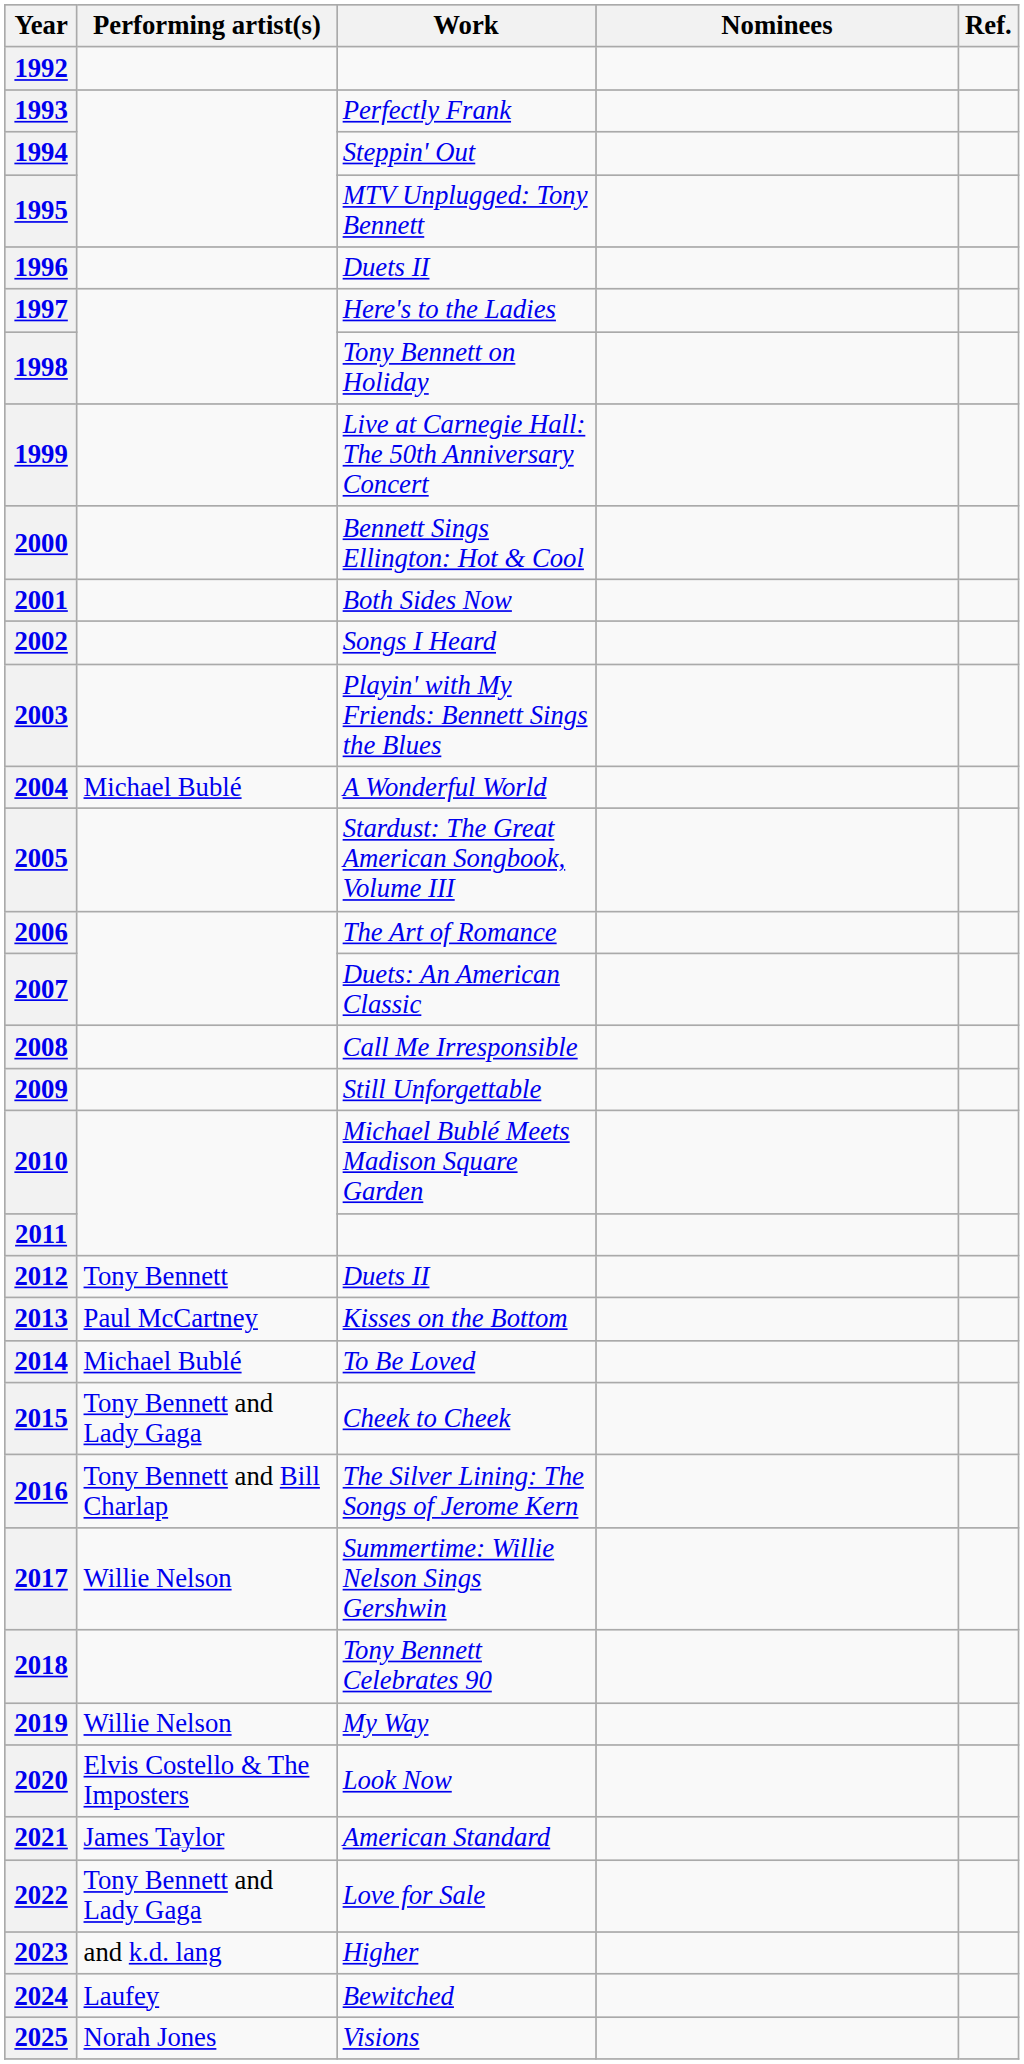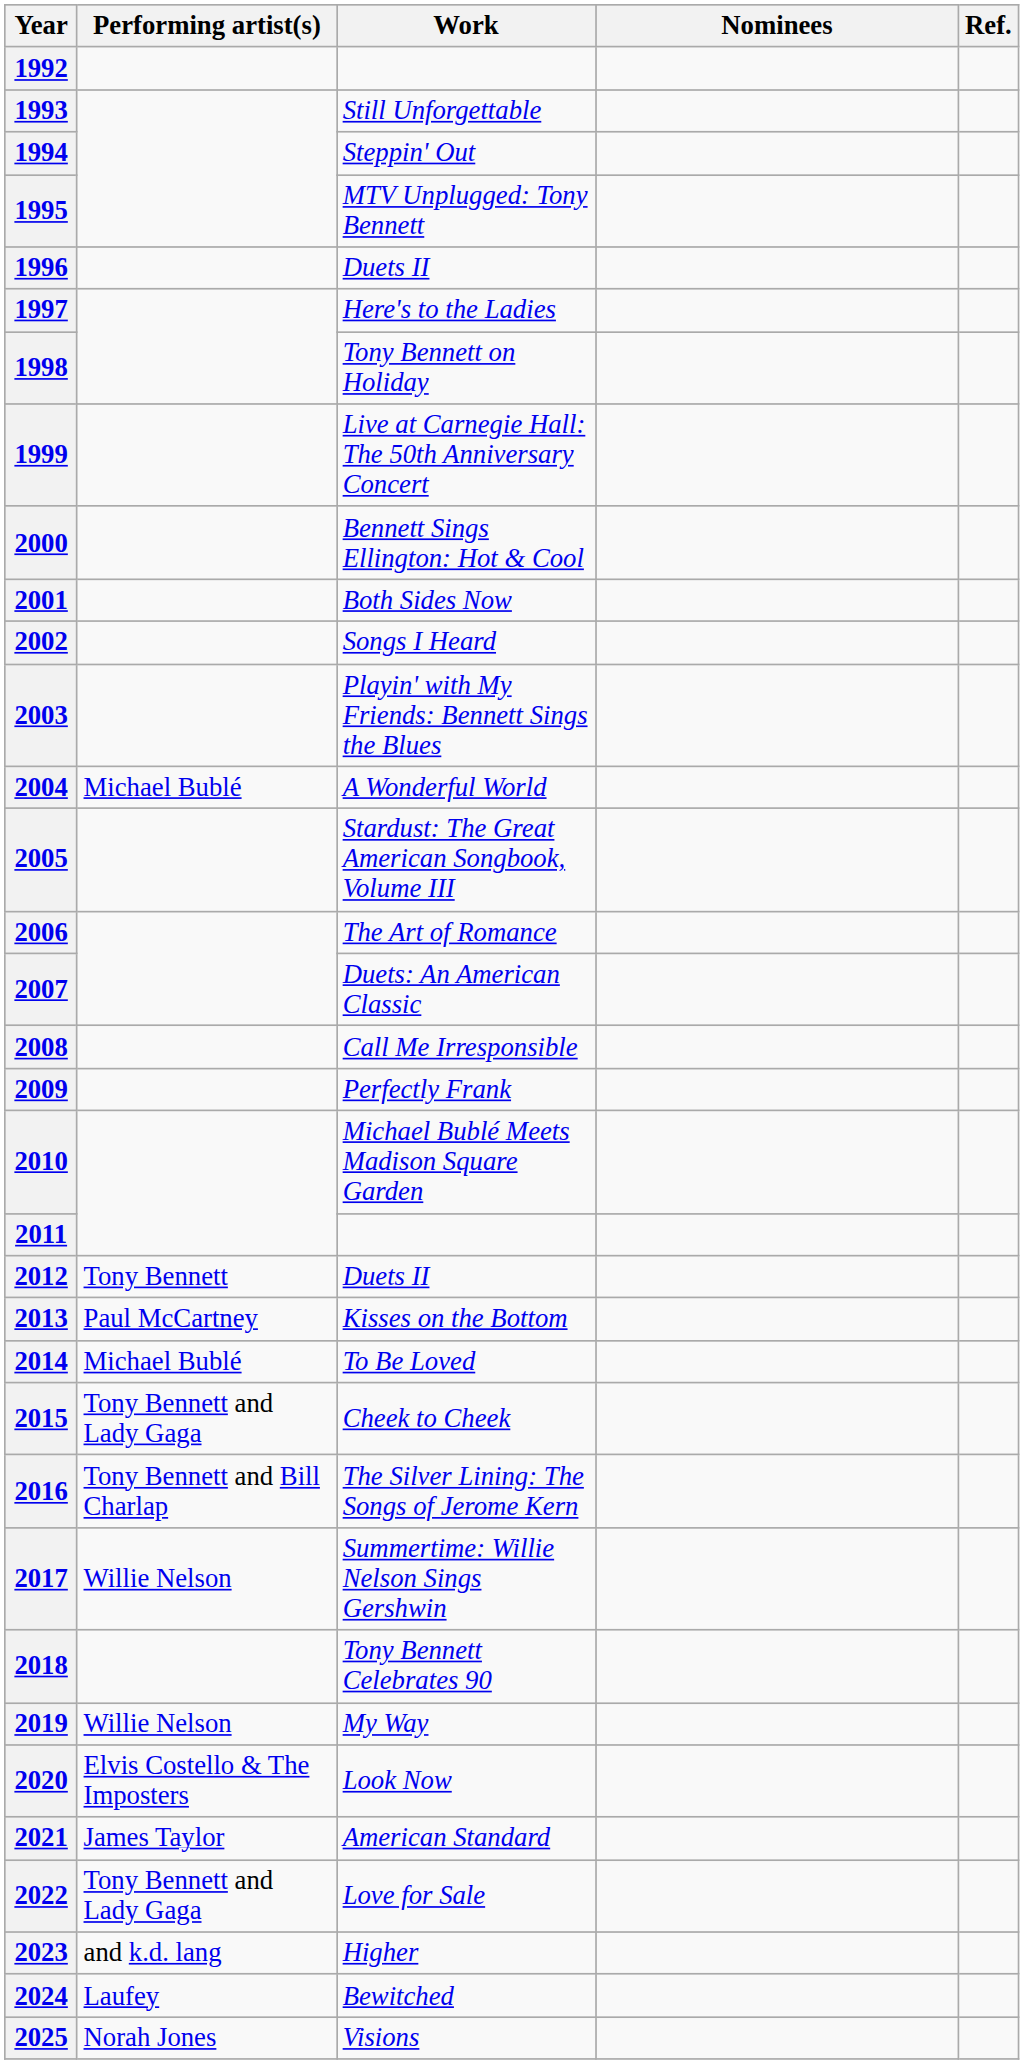(427, 110) Perfectly Frank -> (442, 110) Still Unforgettable
(442, 1089) Still Unforgettable -> (427, 1089) Perfectly Frank
